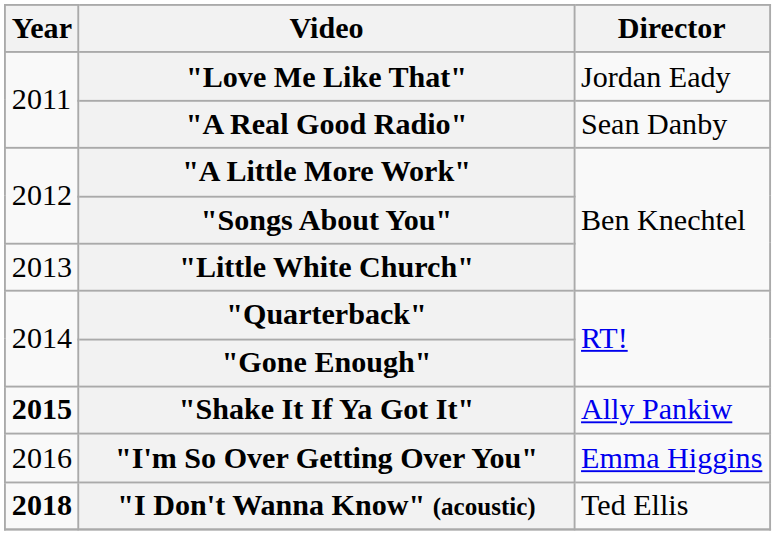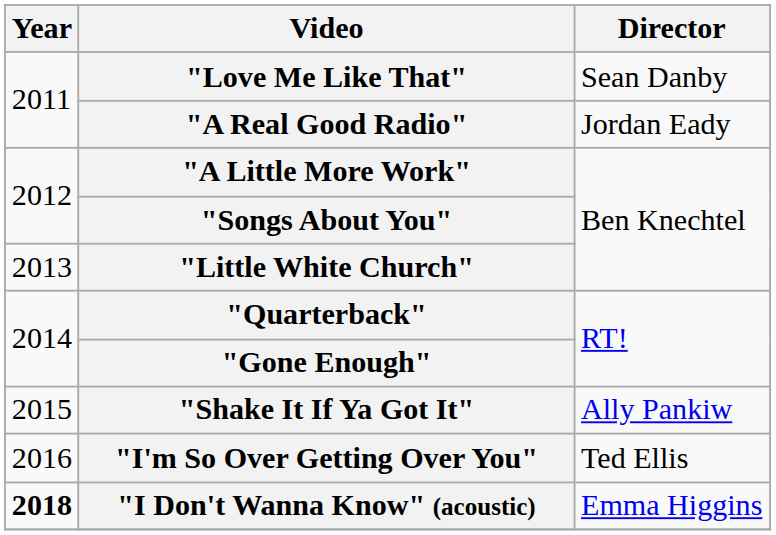(656, 76) Jordan Eady -> (654, 76) Sean Danby
(654, 123) Sean Danby -> (656, 123) Jordan Eady
(42, 409) bold -> (42, 409) normal
(672, 457) Emma Higgins -> (635, 457) Ted Ellis
(635, 505) Ted Ellis -> (672, 505) Emma Higgins
